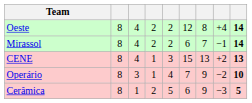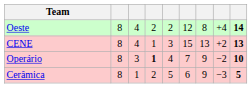- row: (24, 43)
(154, 75) normal -> (154, 59) bold
